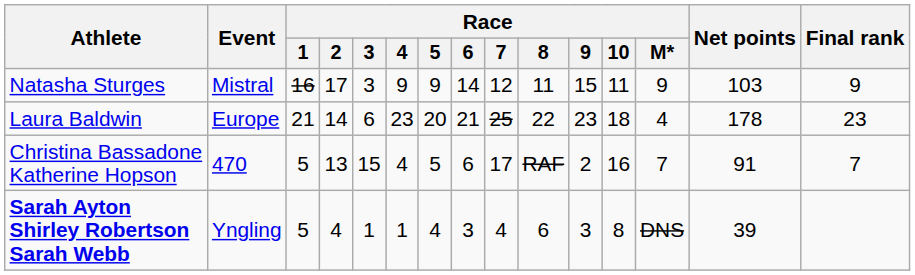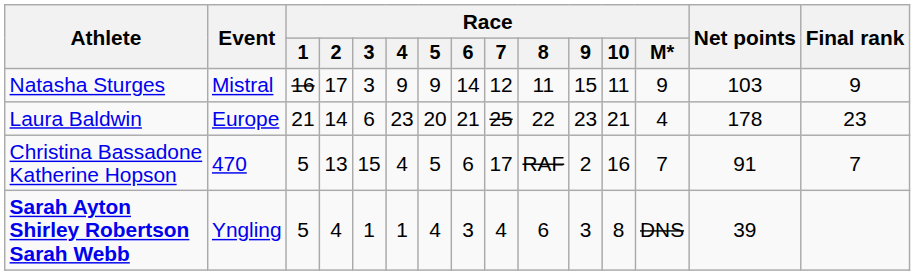(619, 119) 18 -> (619, 119) 21
